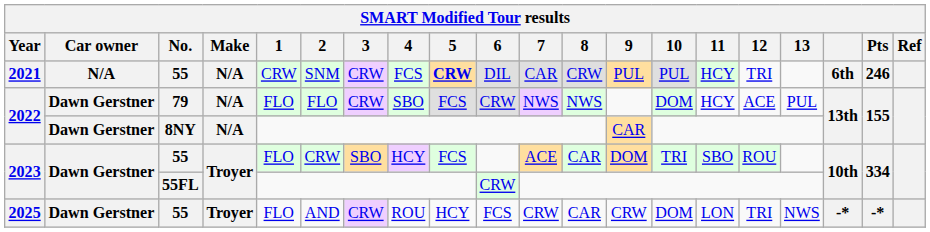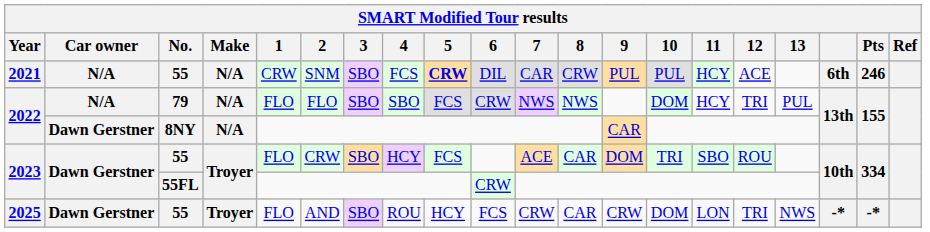(366, 74) CRW -> (364, 74) SBO
(759, 74) TRI -> (755, 74) ACE
(101, 101) Dawn Gerstner -> (101, 101) N/A
(366, 101) CRW -> (364, 101) SBO
(759, 101) ACE -> (755, 101) TRI
(366, 213) CRW -> (364, 213) SBO
